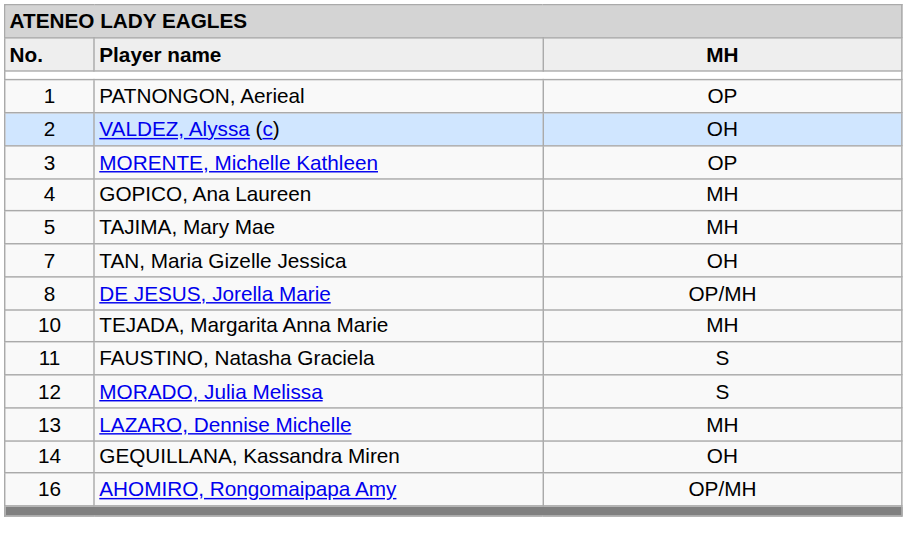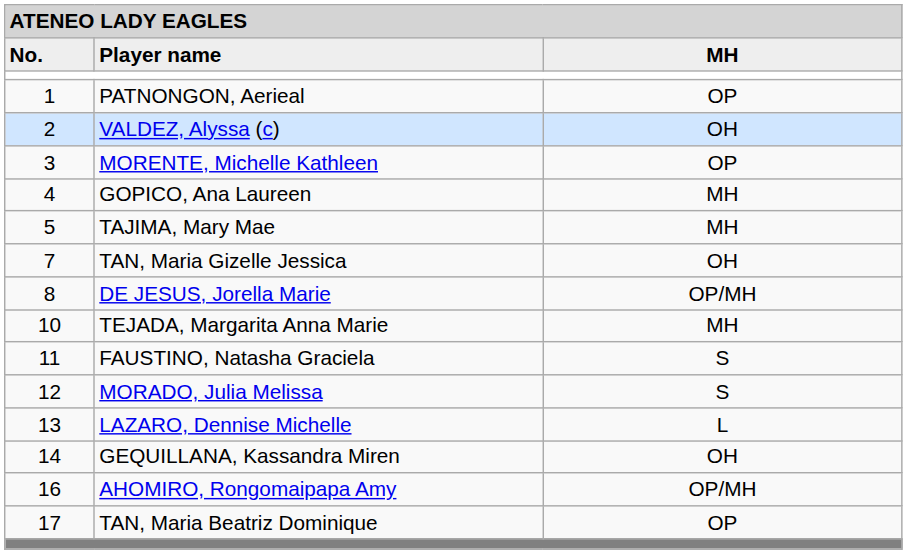(722, 424) MH -> (722, 424) L
+ row: (50, 523)
